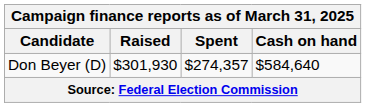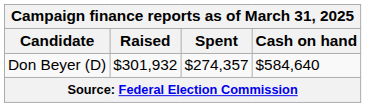(145, 65) $301,930 -> (145, 65) $301,932
